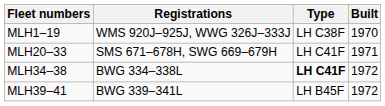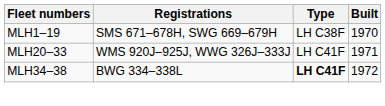(193, 33) WMS 920J–925J, WWG 326J–333J -> (186, 33) SMS 671–678H, SWG 669–679H
(186, 52) SMS 671–678H, SWG 669–679H -> (193, 52) WMS 920J–925J, WWG 326J–333J
- row: (37, 91)
